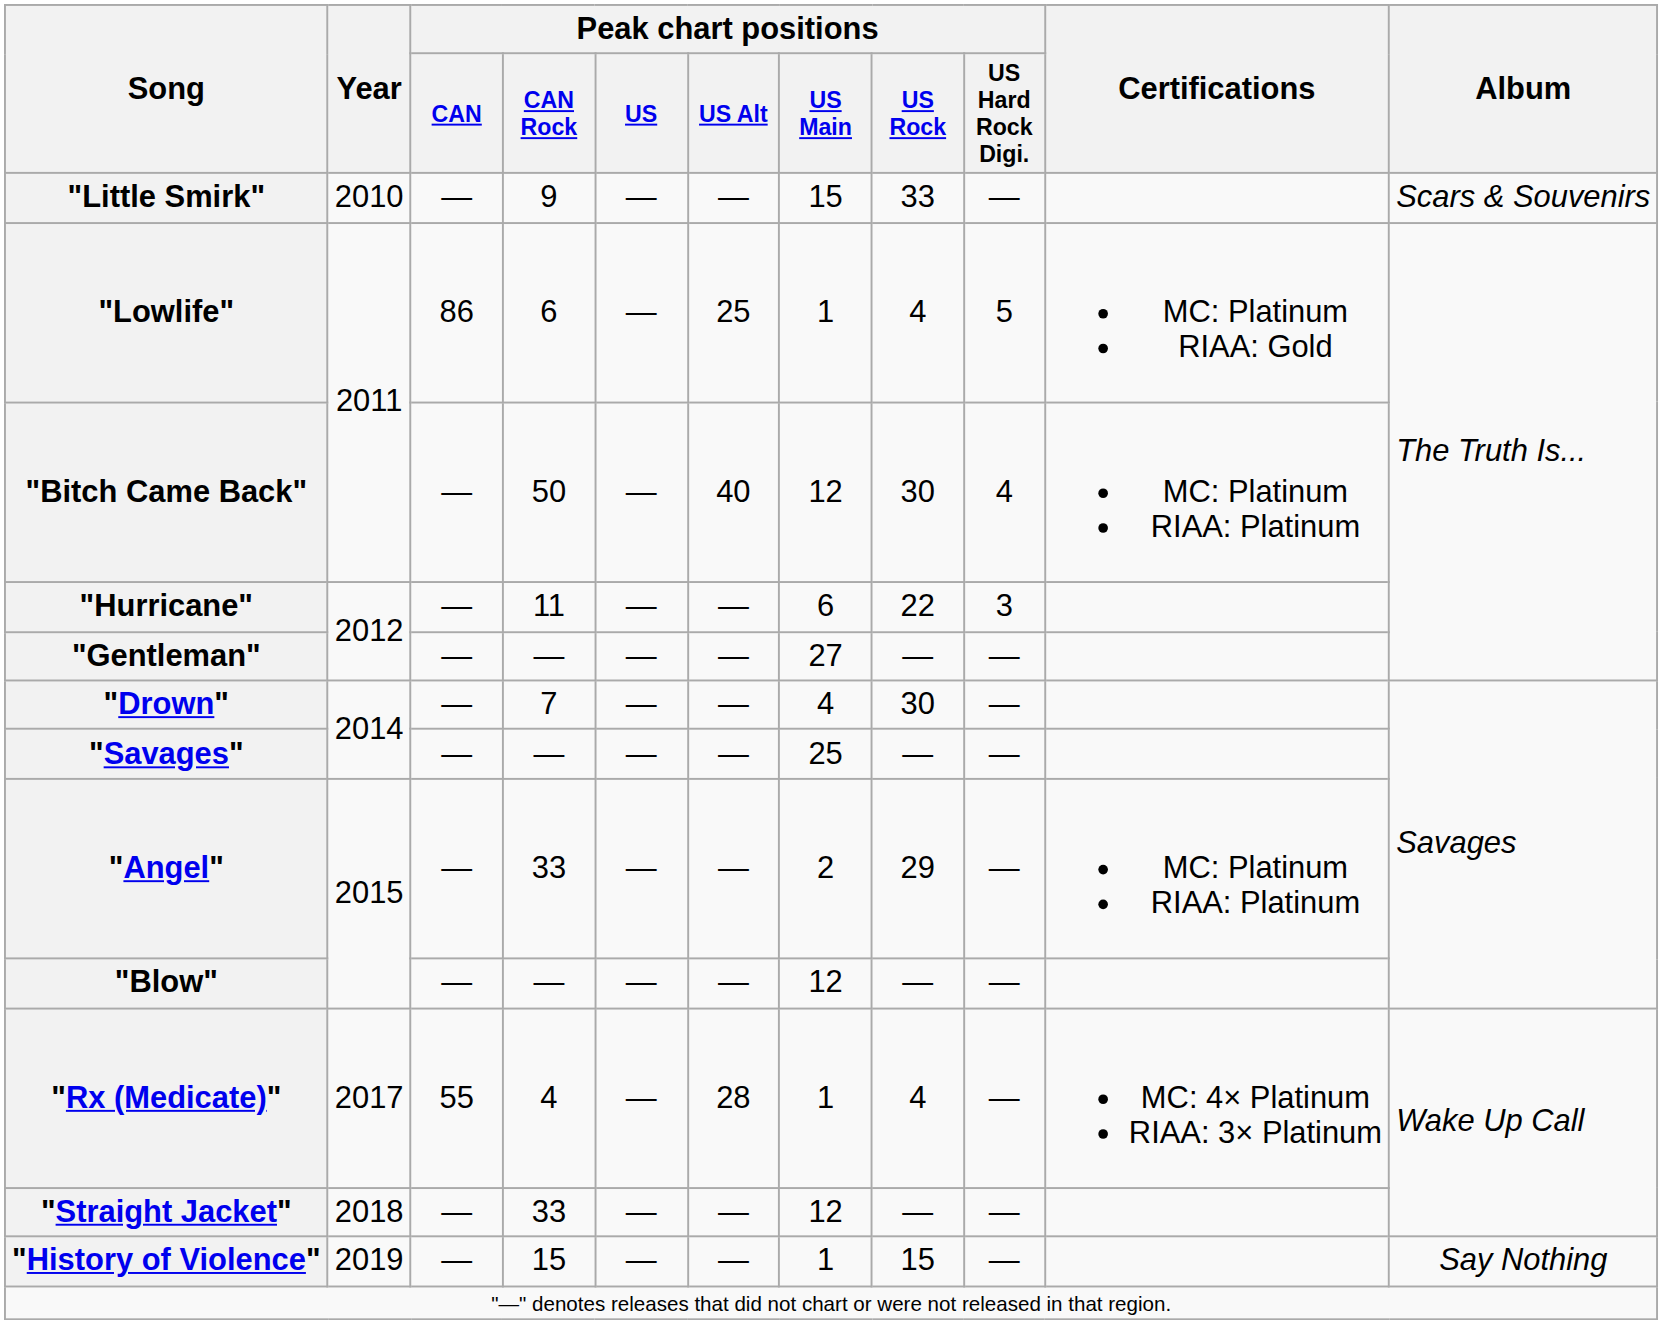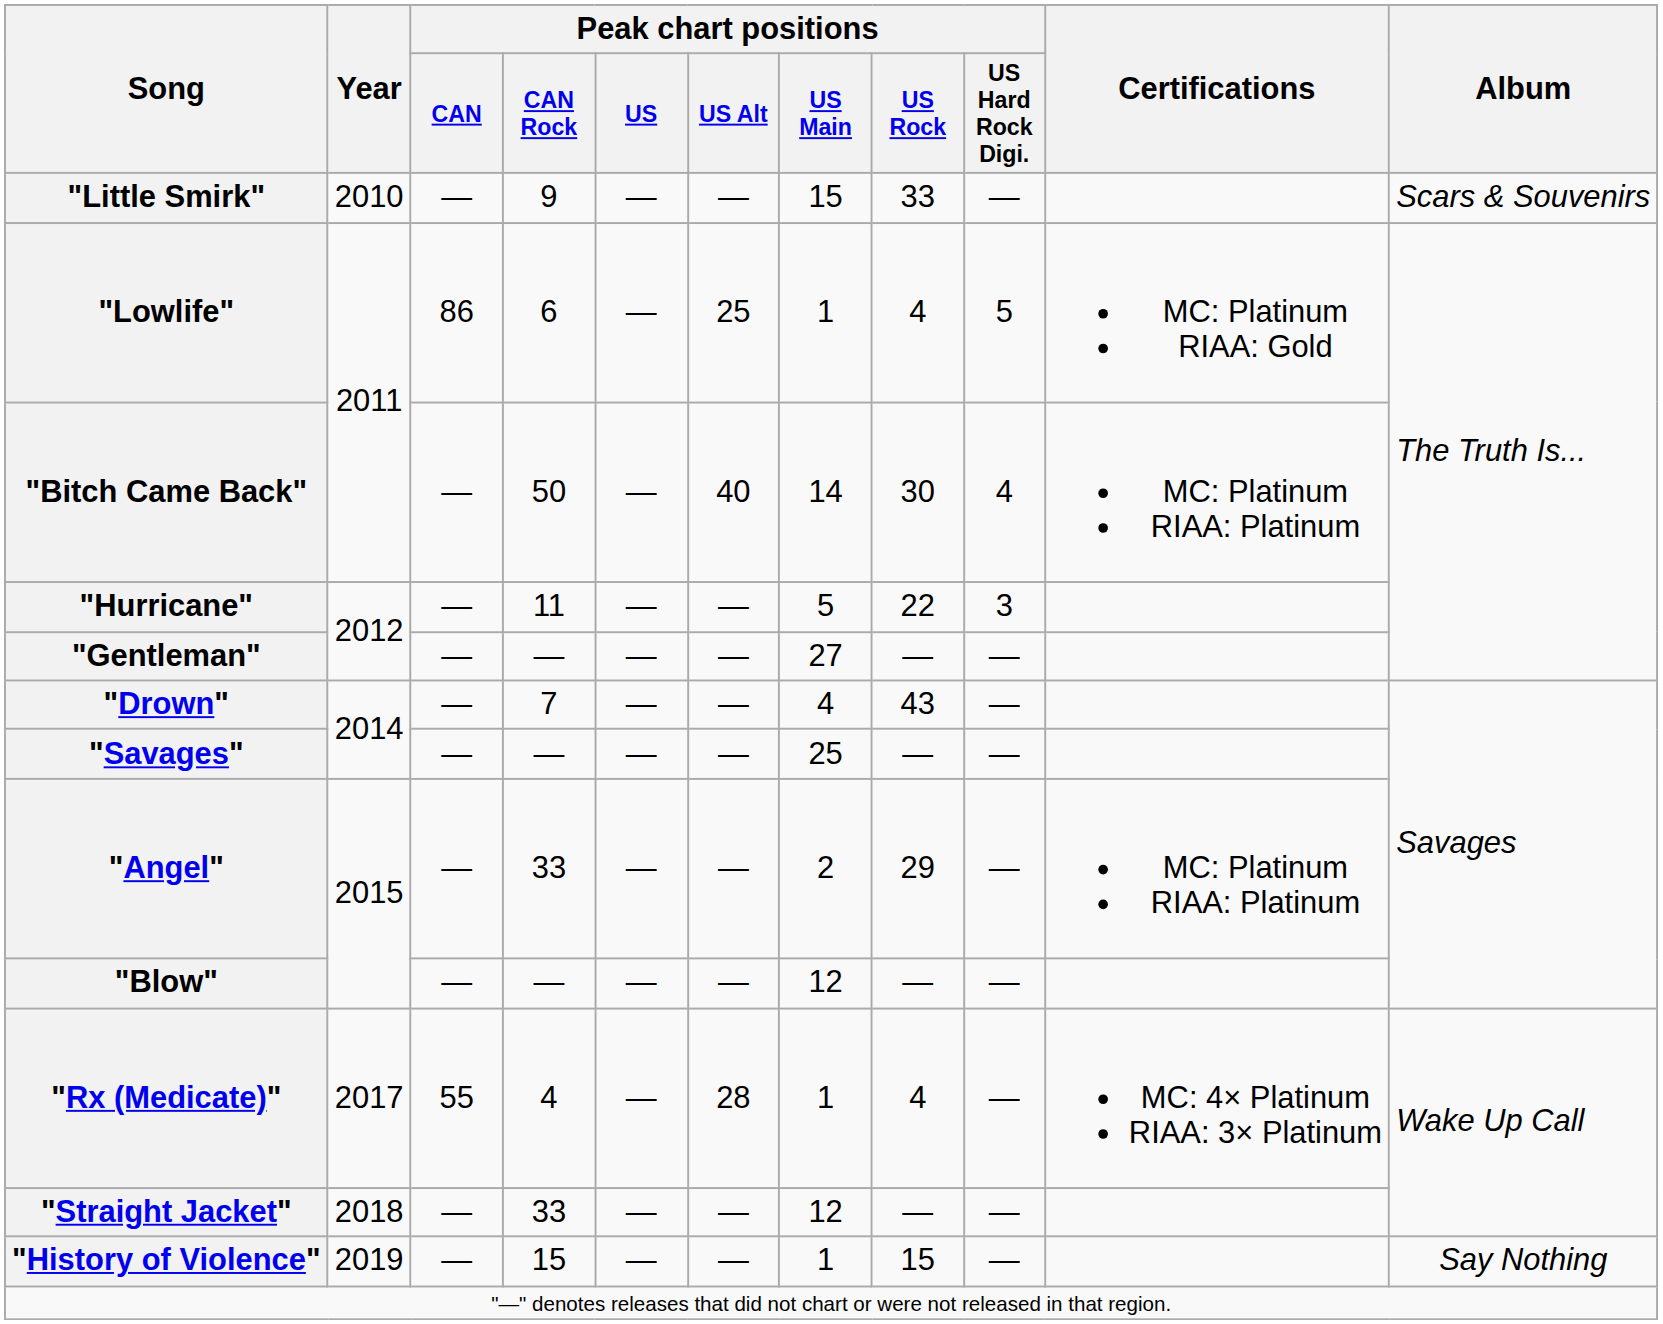(826, 492) 12 -> (826, 492) 14
(826, 606) 6 -> (826, 606) 5
(918, 704) 30 -> (918, 704) 43
